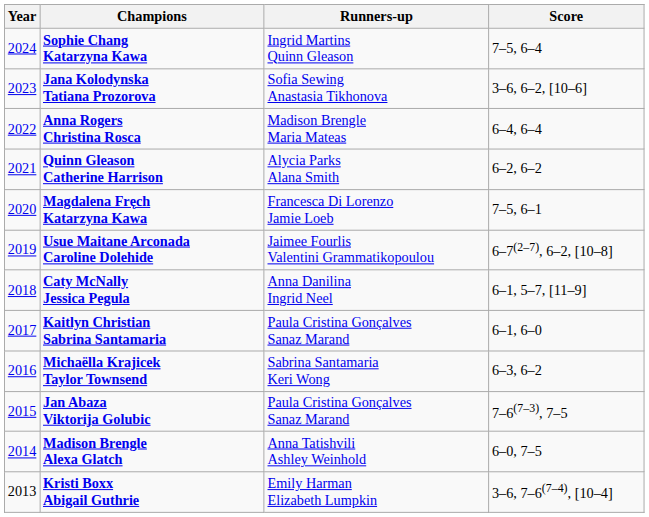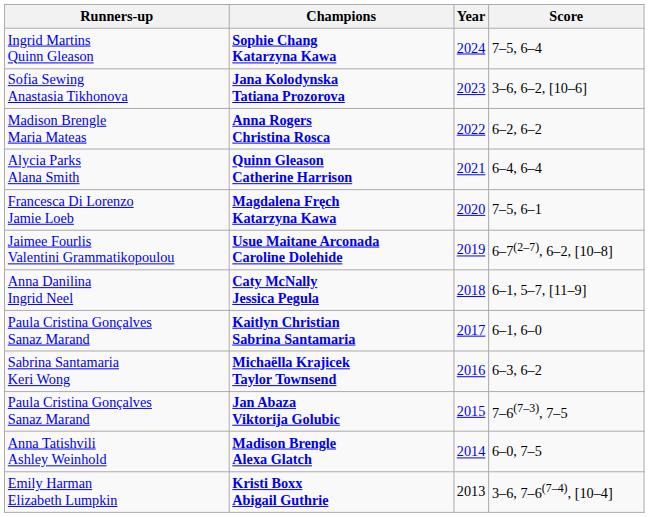columns swapped: (22, 16) <-> (376, 16)
(517, 129) 6–4, 6–4 -> (517, 129) 6–2, 6–2
(517, 169) 6–2, 6–2 -> (517, 169) 6–4, 6–4
